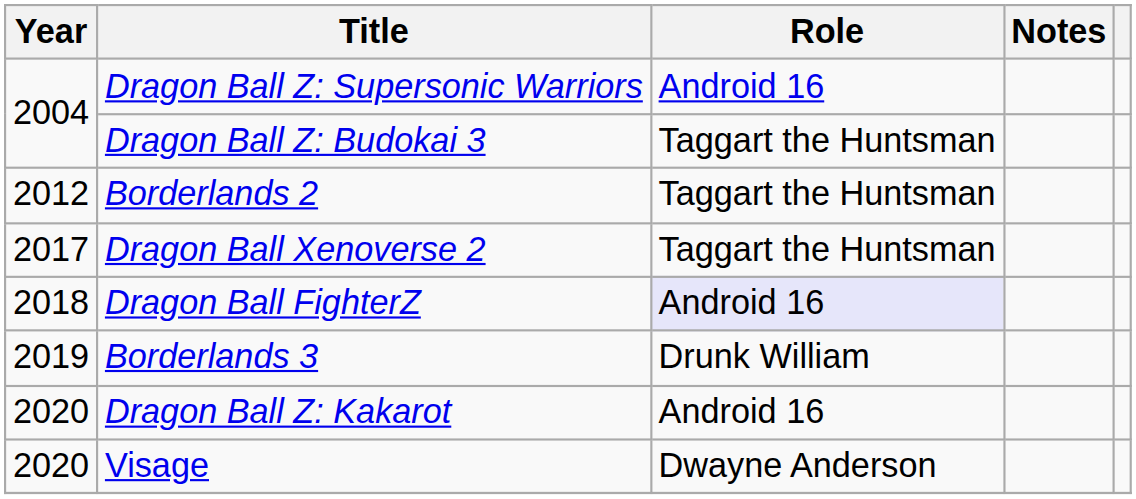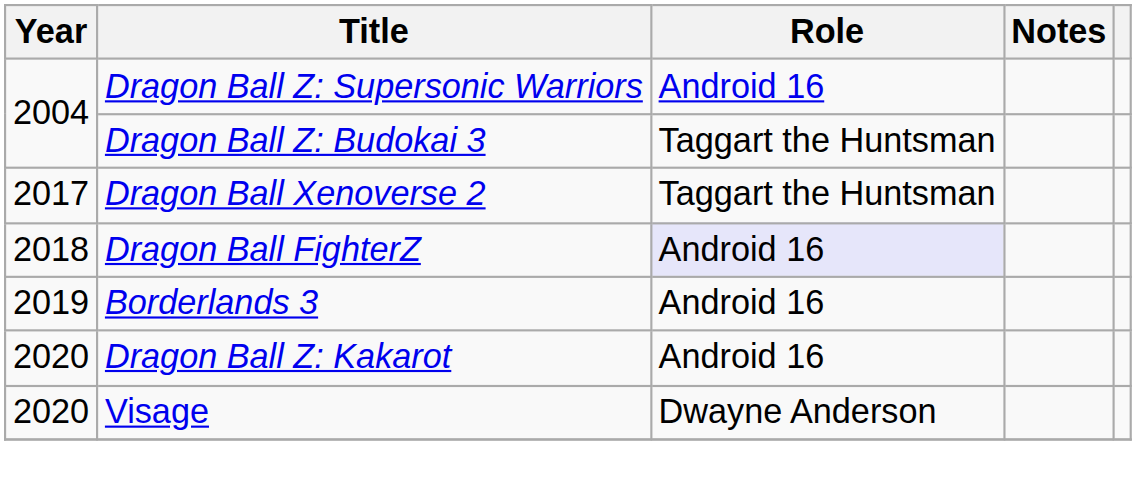- row: (212, 194)
(764, 357) Drunk William -> (741, 303) Android 16
